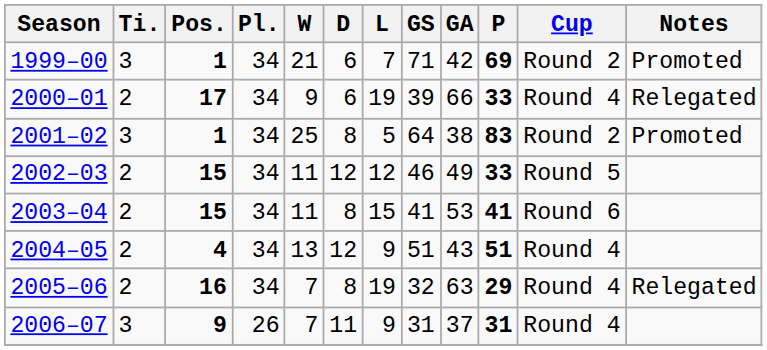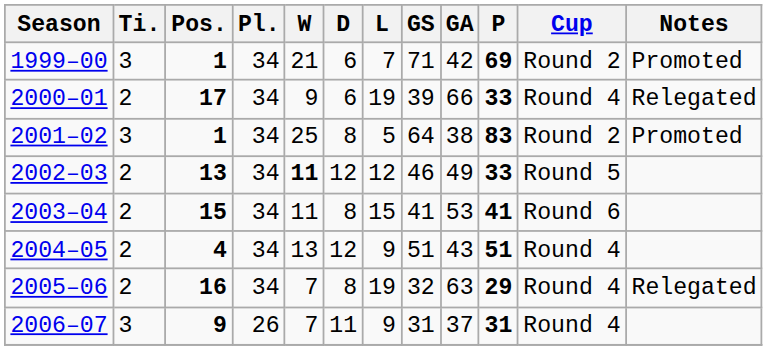(213, 175) 15 -> (213, 175) 13
(304, 175) normal -> (304, 175) bold
